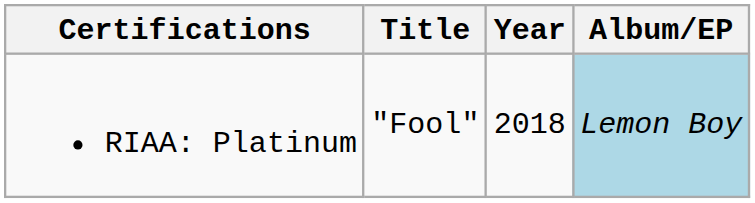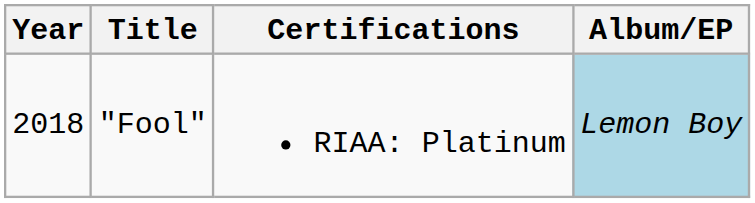columns swapped: (530, 30) <-> (185, 30)
